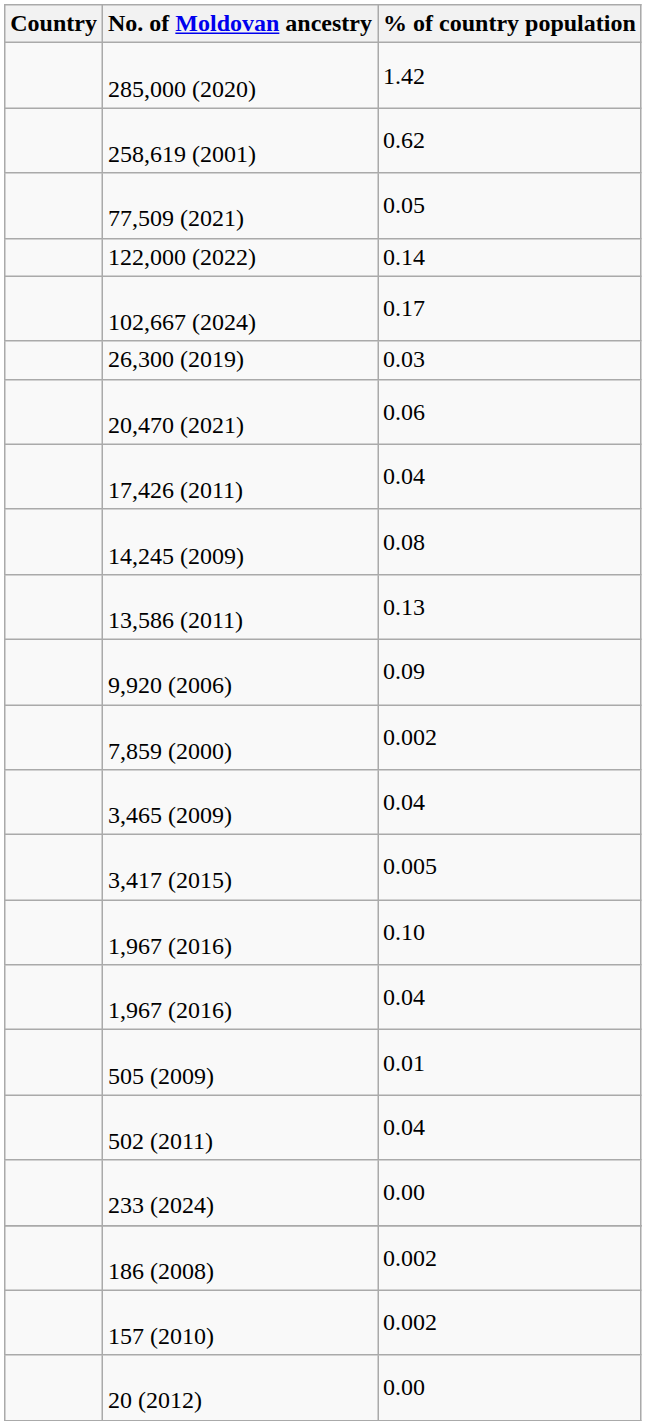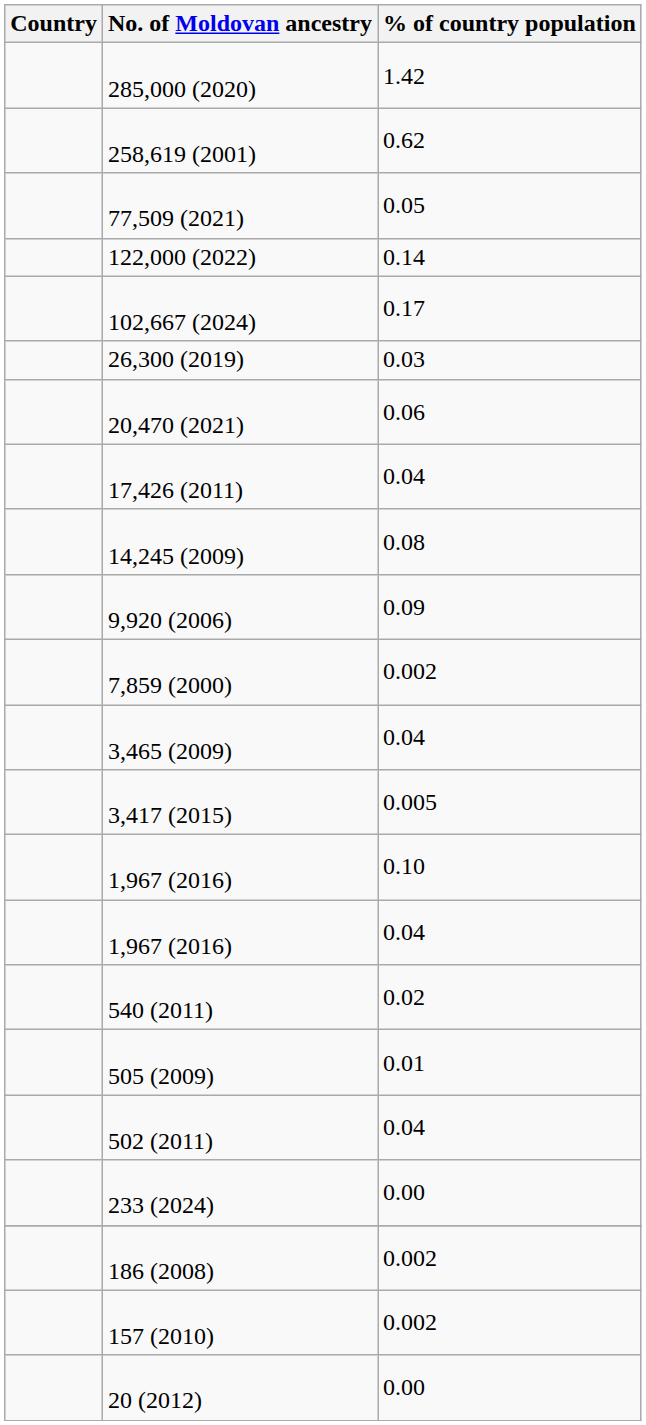- row: (176, 620)
+ row: (161, 1010)
